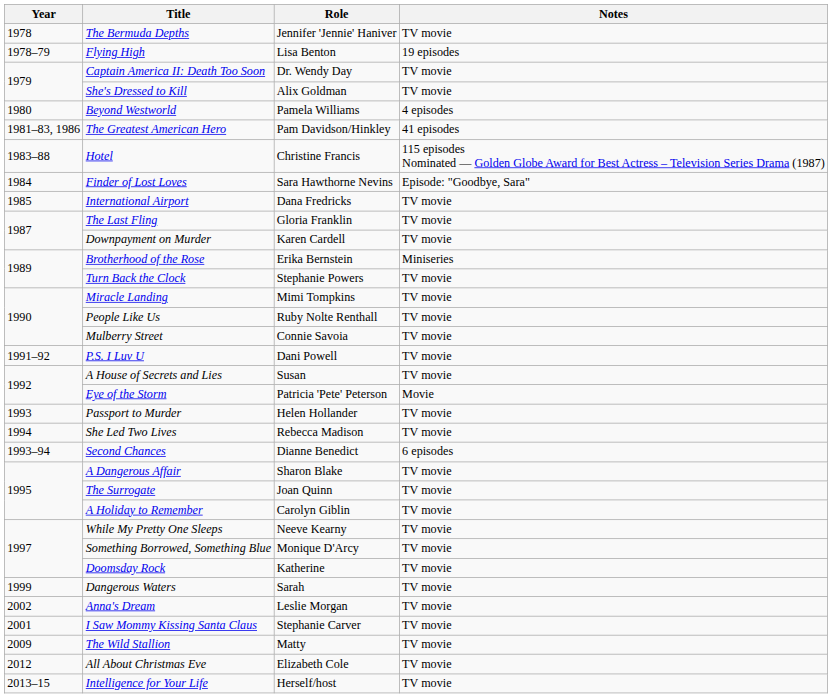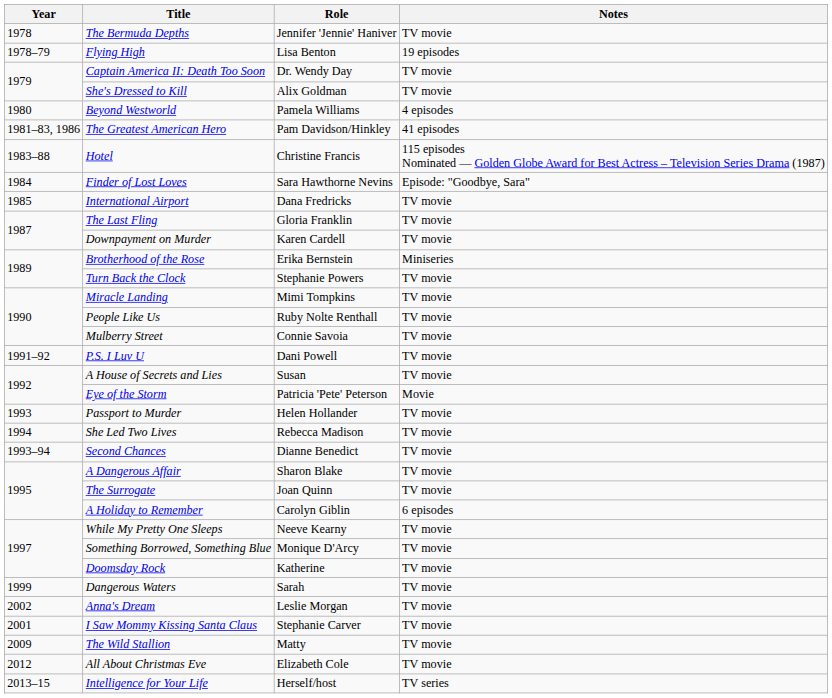(428, 452) 6 episodes -> (427, 452) TV movie
(427, 509) TV movie -> (428, 509) 6 episodes
(427, 683) TV movie -> (425, 683) TV series
